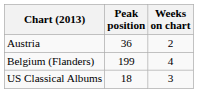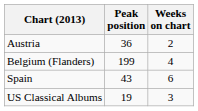+ row: (20, 79)
(126, 79) 18 -> (126, 97) 19
